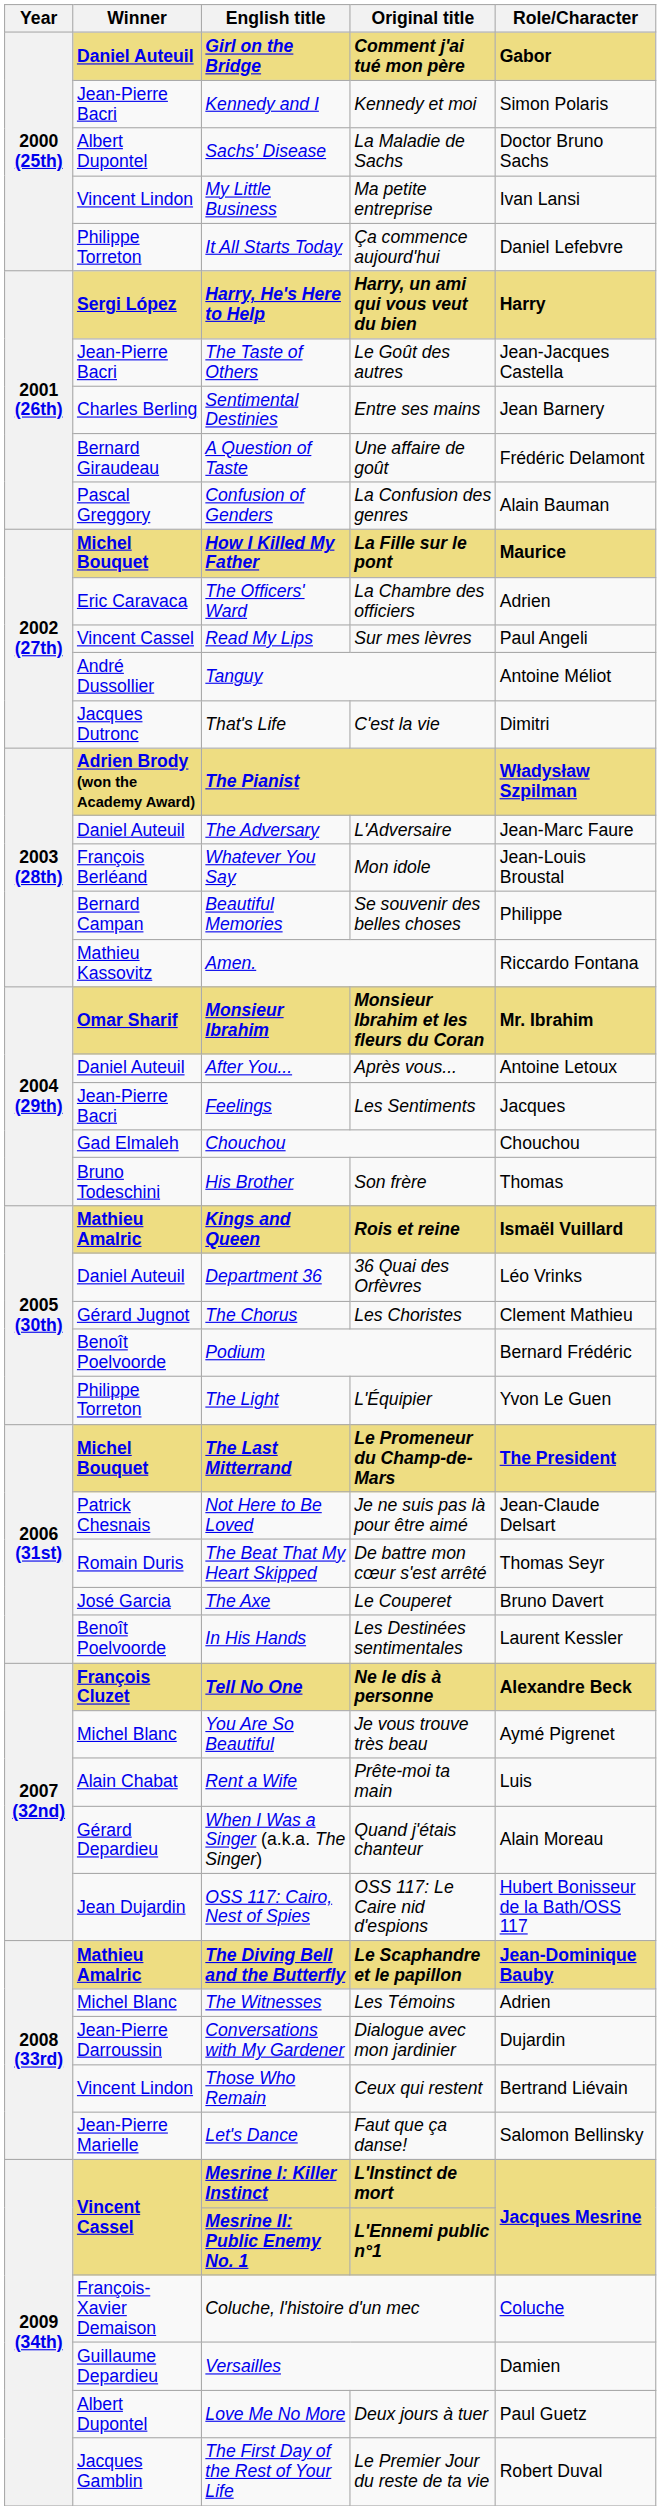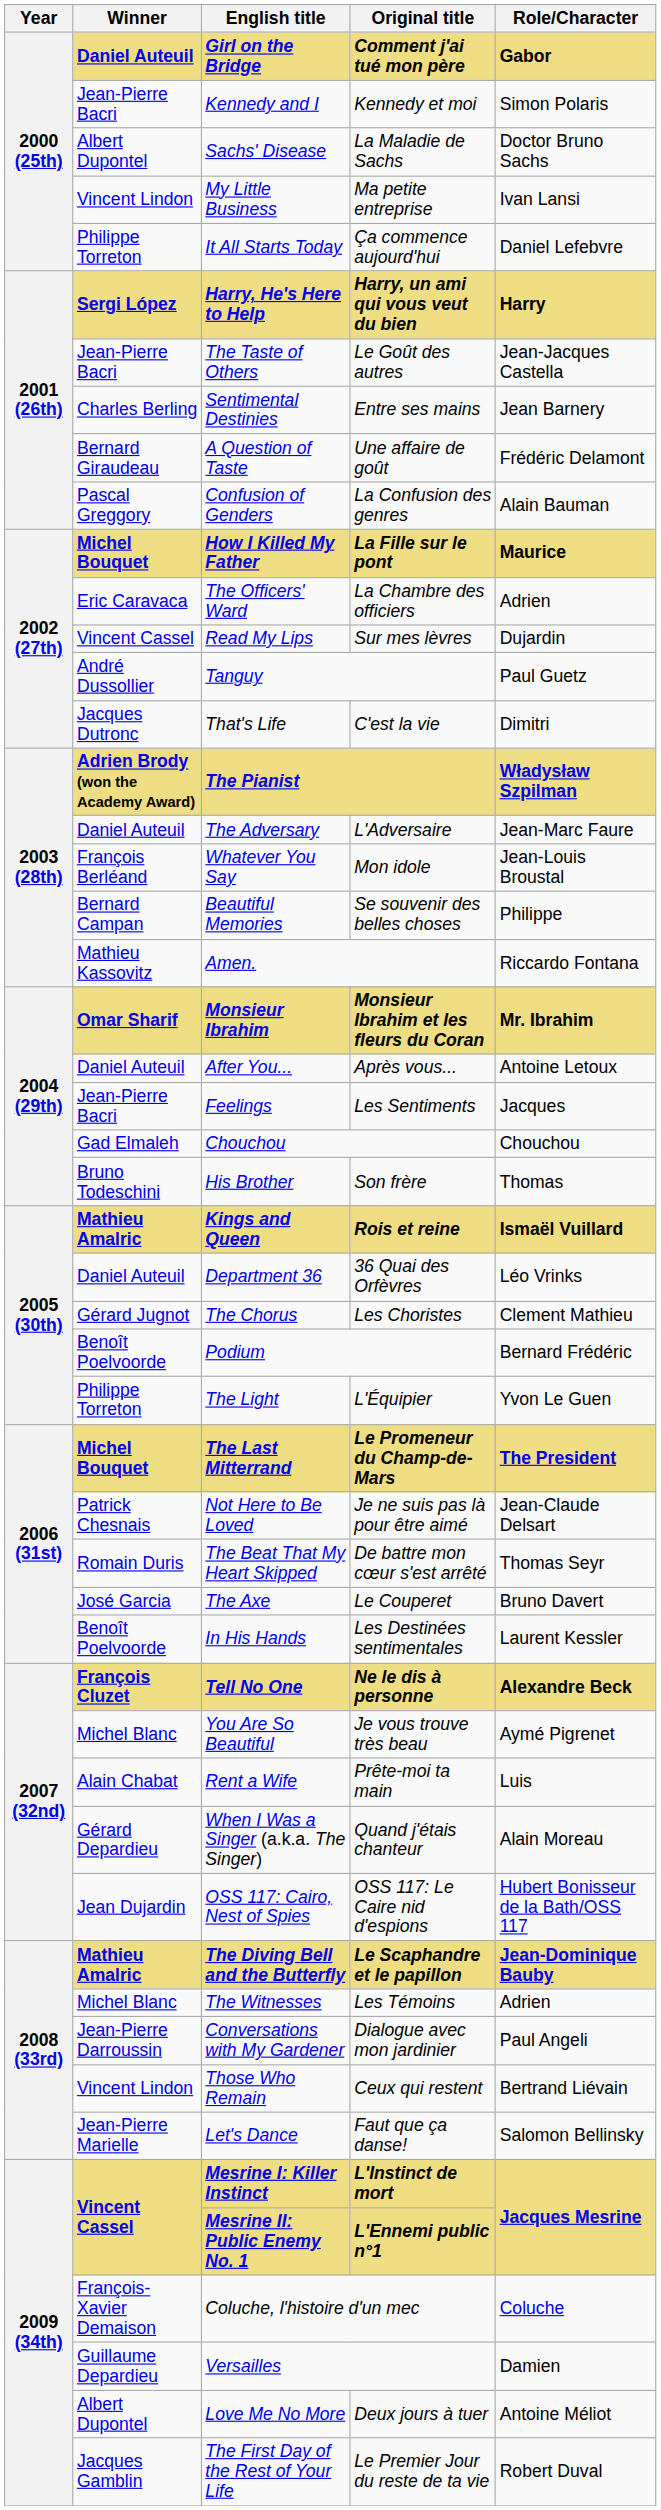(544, 638) Paul Angeli -> (532, 638) Dujardin
(555, 676) Antoine Méliot -> (543, 676) Paul Guetz
(532, 2040) Dujardin -> (544, 2040) Paul Angeli
(543, 2413) Paul Guetz -> (555, 2413) Antoine Méliot
